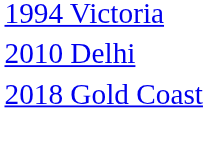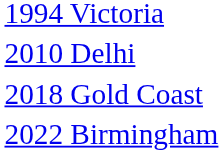+ row: (111, 134)
